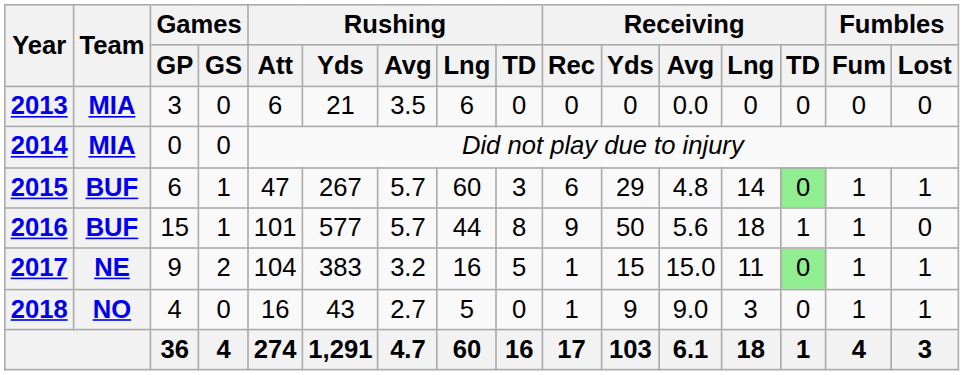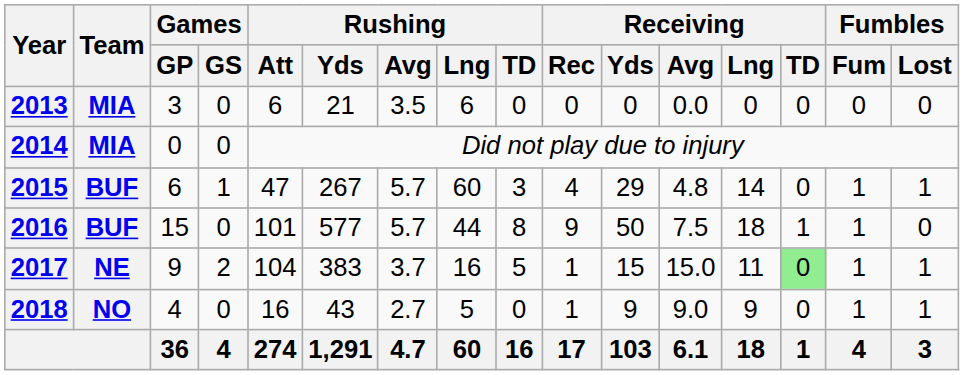(572, 187) 6 -> (572, 187) 4
(803, 187) lightgreen background -> (803, 187) no background
(224, 227) 1 -> (224, 227) 0
(691, 227) 5.6 -> (691, 227) 7.5
(408, 268) 3.2 -> (408, 268) 3.7
(751, 308) 3 -> (751, 308) 9
